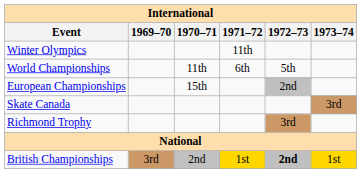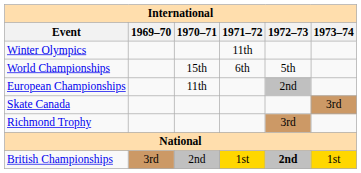(197, 68) 11th -> (197, 68) 15th
(197, 86) 15th -> (197, 86) 11th
